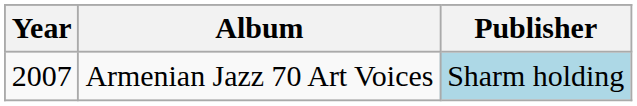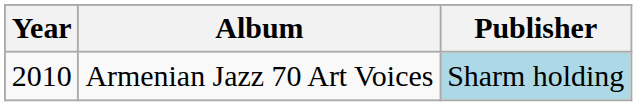(42, 75) 2007 -> (42, 75) 2010
